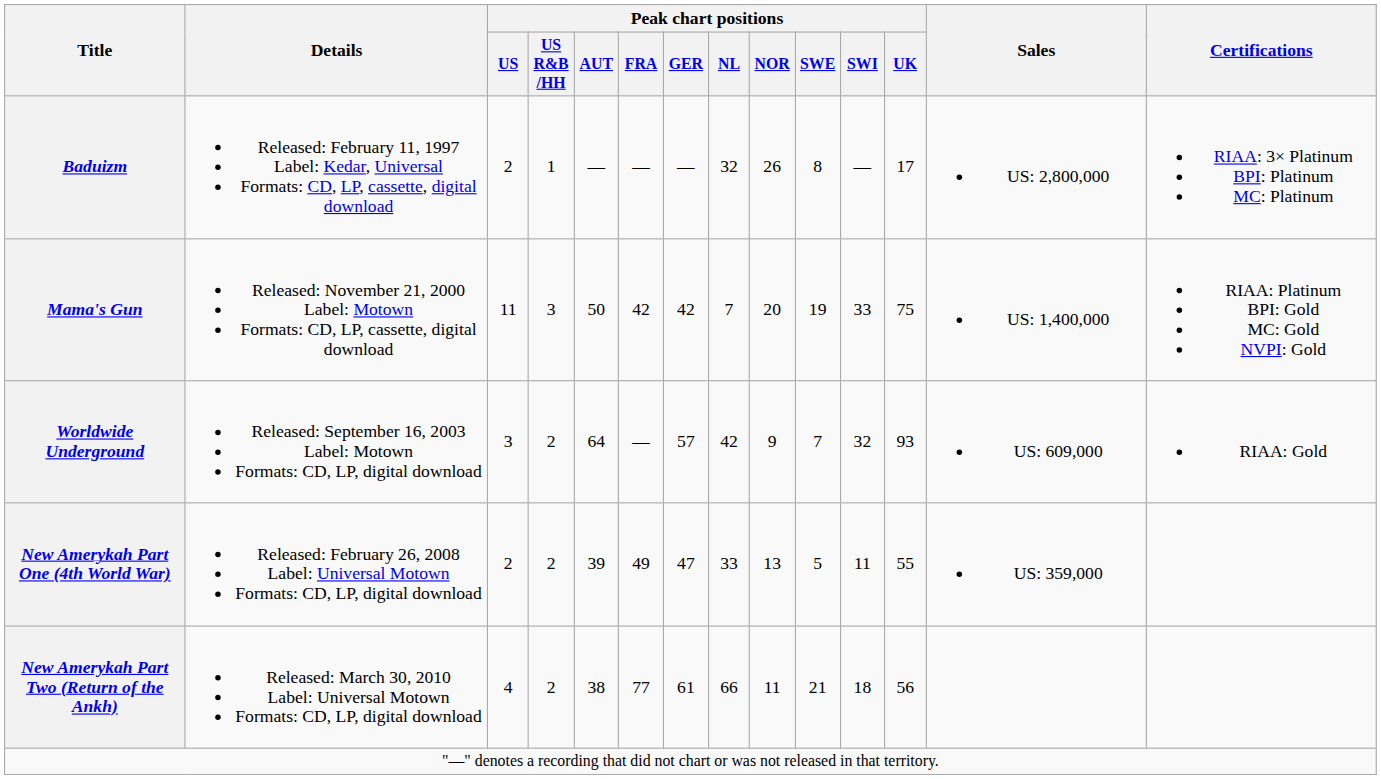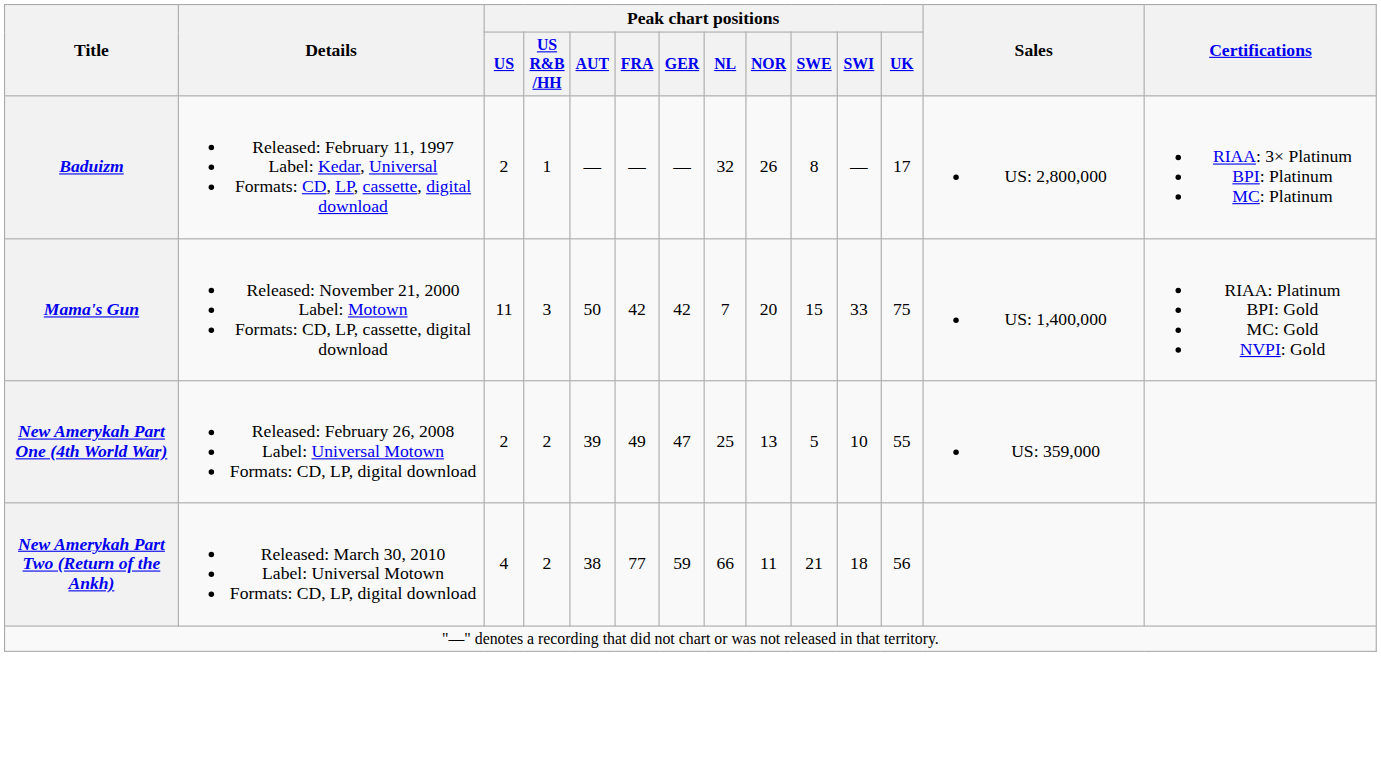(818, 309) 19 -> (814, 309) 15
- row: (95, 441)
(729, 564) 33 -> (725, 441) 25
(862, 564) 11 -> (859, 441) 10
(686, 686) 61 -> (682, 564) 59
